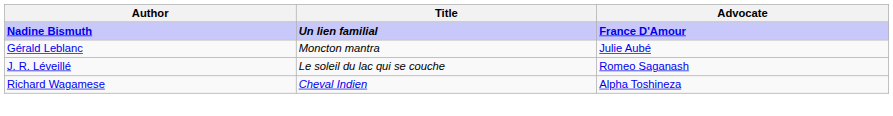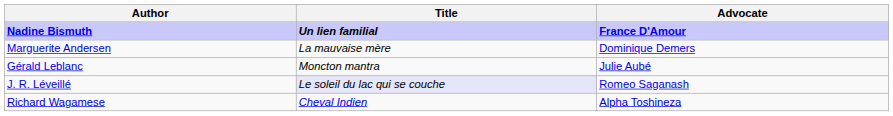+ row: (59, 48)
(372, 66) no background -> (372, 84) lavender background
